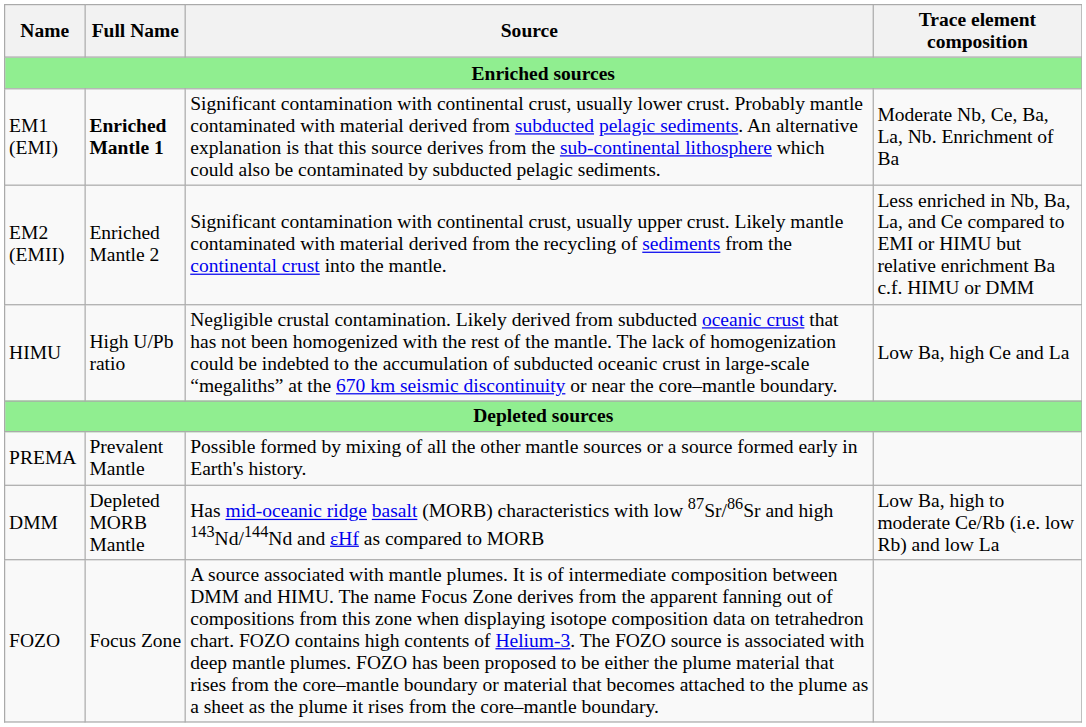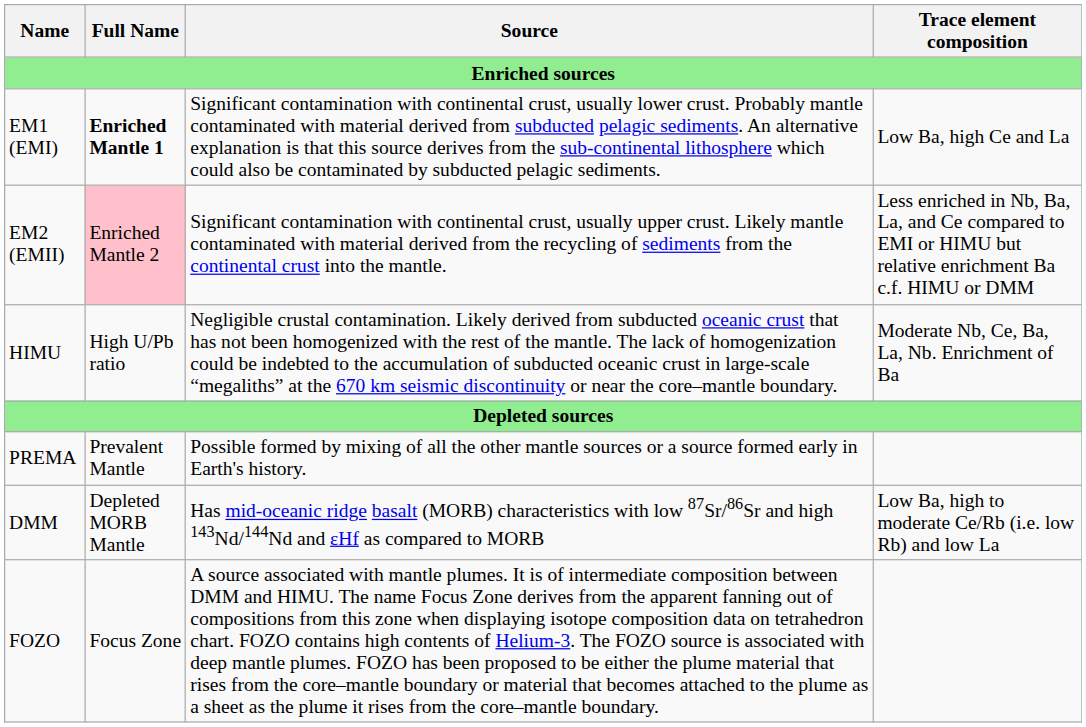(966, 136) Moderate Nb, Ce, Ba, La, Nb. Enrichment of Ba -> (973, 136) Low Ba, high Ce and La
(125, 244) no background -> (125, 244) pink background
(973, 352) Low Ba, high Ce and La -> (966, 352) Moderate Nb, Ce, Ba, La, Nb. Enrichment of Ba
